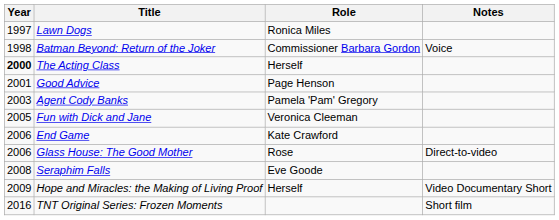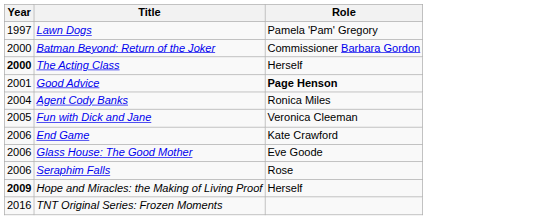- column: (488, 13)
(299, 30) Ronica Miles -> (323, 30) Pamela 'Pam' Gregory
(19, 48) 1998 -> (19, 48) 2000
(301, 83) normal -> (302, 83) bold
(19, 100) 2003 -> (19, 100) 2004
(323, 100) Pamela 'Pam' Gregory -> (299, 100) Ronica Miles
(280, 153) Rose -> (295, 153) Eve Goode
(19, 170) 2008 -> (19, 170) 2006
(295, 170) Eve Goode -> (280, 170) Rose
(19, 188) normal -> (19, 188) bold
